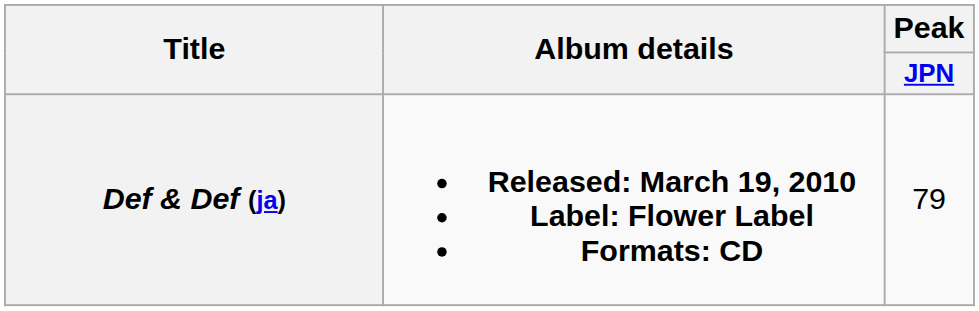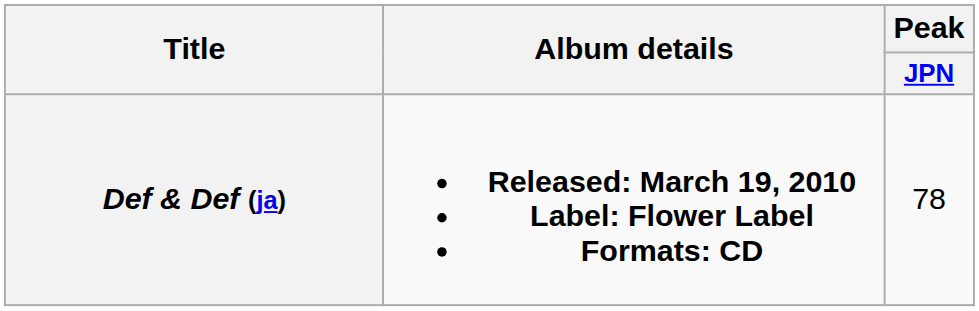(929, 199) 79 -> (929, 199) 78
